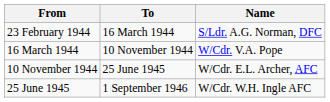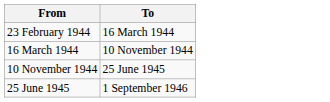- column: (260, 13)
